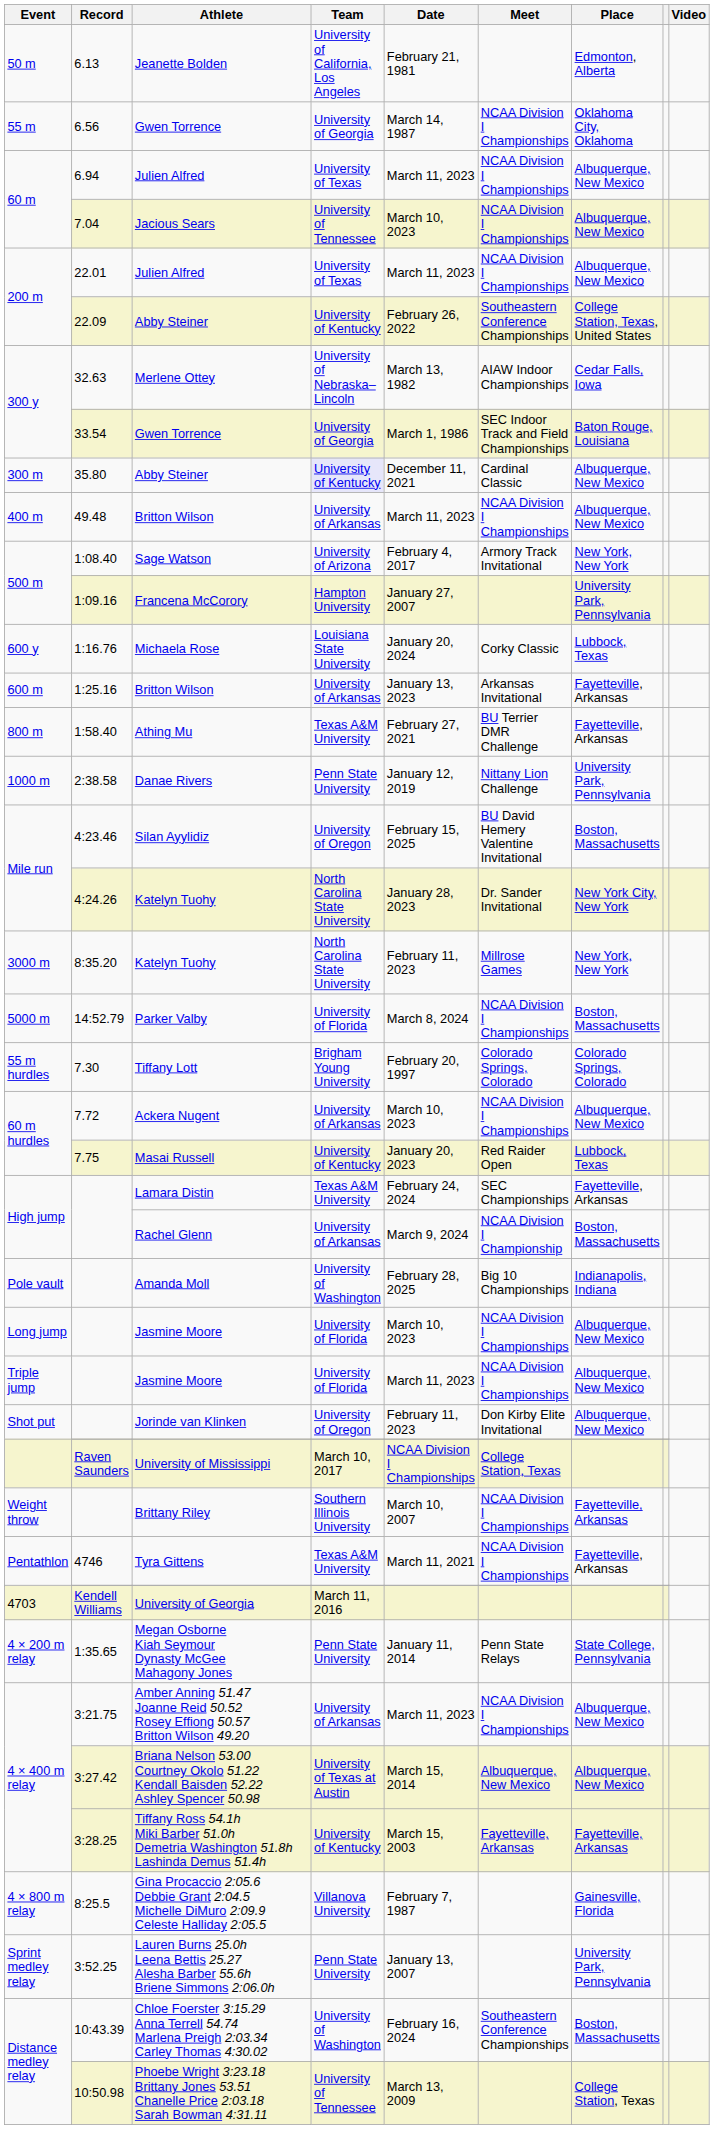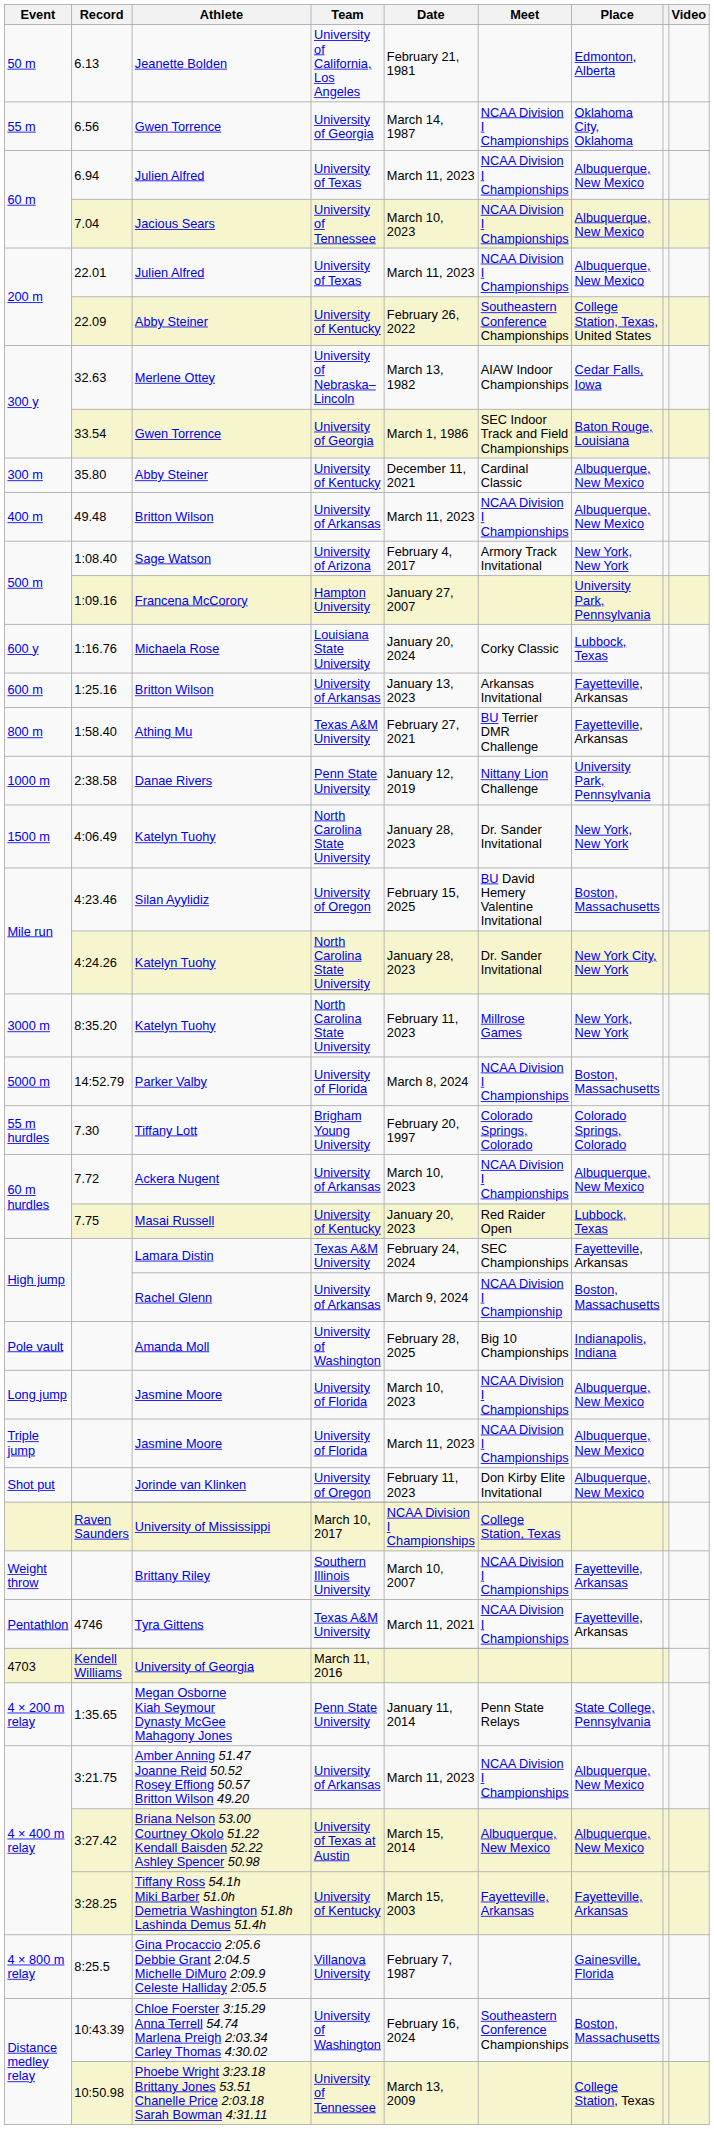(347, 475) lavender background -> (347, 475) no background
+ row: (96, 837)
- row: (96, 1967)
